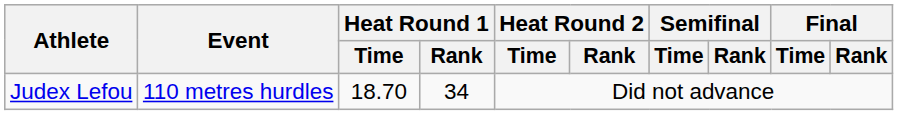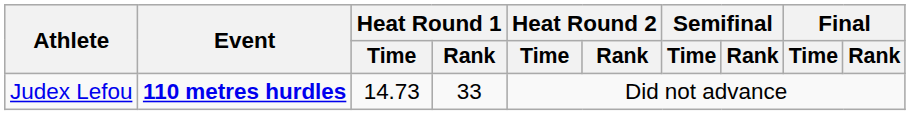(238, 92) normal -> (245, 92) bold
(379, 92) 18.70 -> (392, 92) 14.73
(456, 92) 34 -> (469, 92) 33
